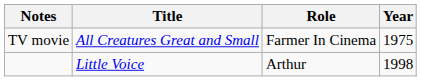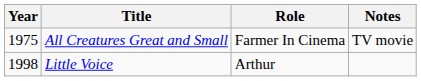columns swapped: (398, 16) <-> (39, 16)
